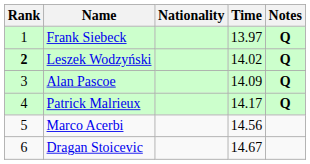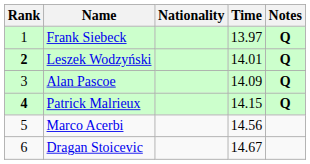(246, 59) 14.02 -> (246, 59) 14.01
(24, 103) normal -> (24, 103) bold
(246, 103) 14.17 -> (246, 103) 14.15
